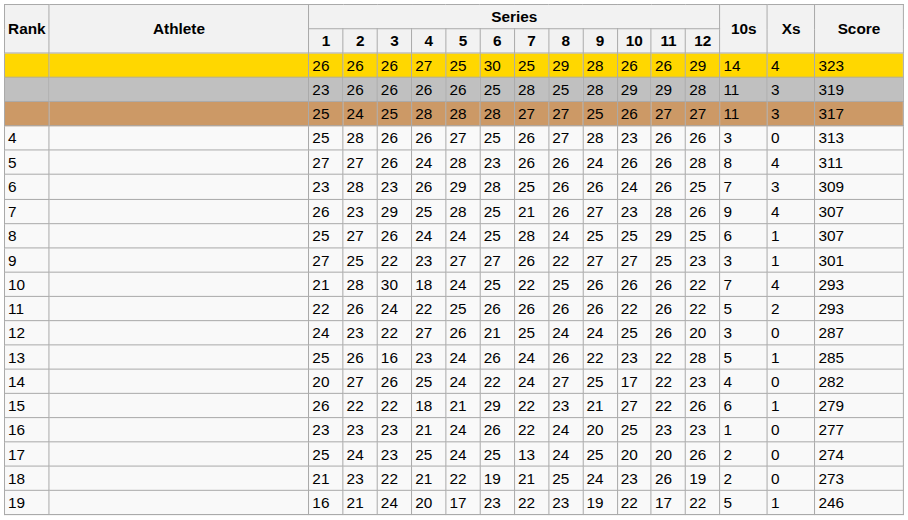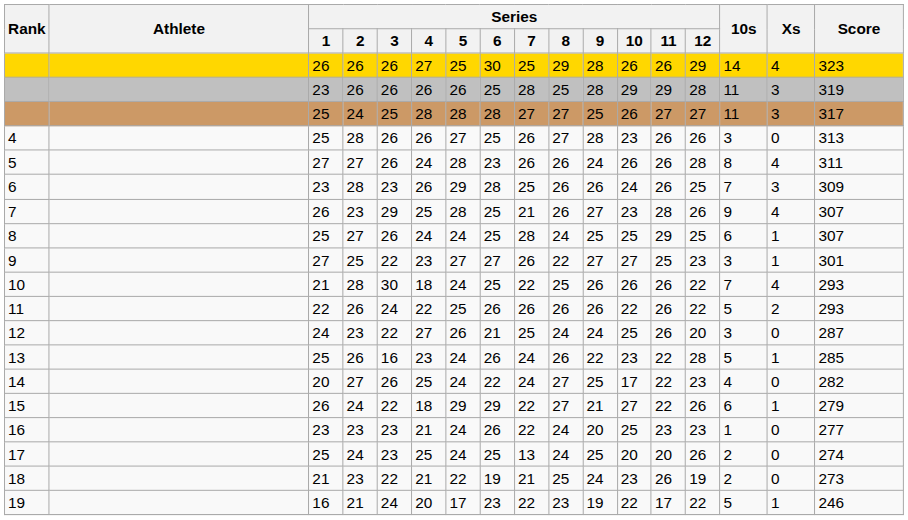(355, 406) 22 -> (355, 406) 24
(458, 406) 21 -> (458, 406) 29
(561, 406) 23 -> (561, 406) 27
